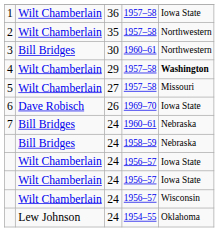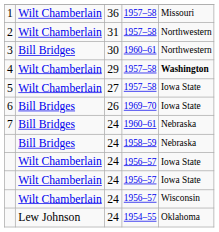(181, 13) Iowa State -> (178, 13) Missouri
(113, 32) 35 -> (113, 32) 31
(178, 87) Missouri -> (181, 87) Iowa State
(51, 106) Dave Robisch -> (47, 106) Bill Bridges
